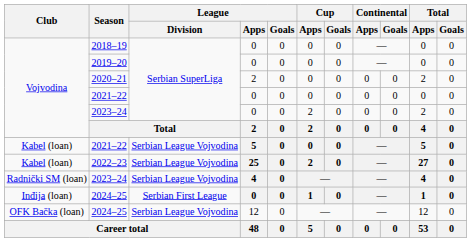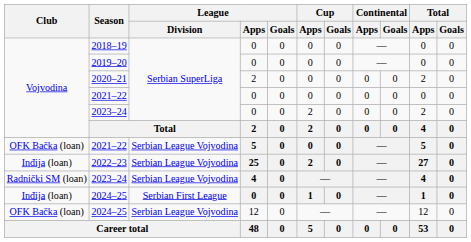(47, 146) Kabel (loan) -> (47, 146) OFK Bačka (loan)
(47, 162) Kabel (loan) -> (47, 162) Inđija (loan)
